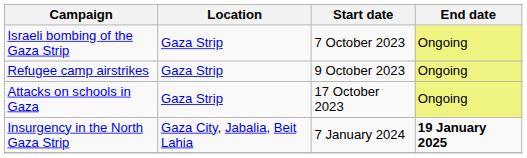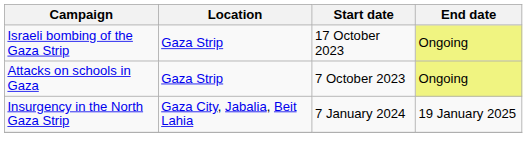(360, 43) 7 October 2023 -> (347, 43) 17 October 2023
- row: (78, 71)
(347, 99) 17 October 2023 -> (360, 78) 7 October 2023
(452, 135) bold -> (467, 114) normal
